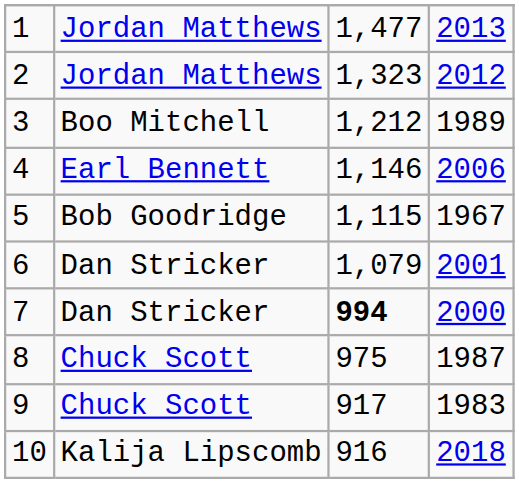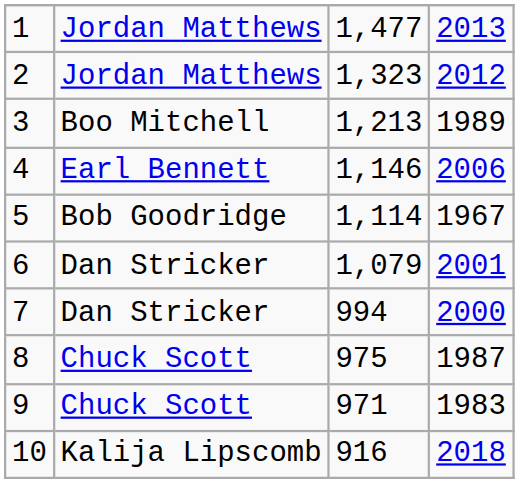(379, 123) 1,212 -> (379, 123) 1,213
(379, 218) 1,115 -> (379, 218) 1,114
(361, 312) bold -> (361, 312) normal
(361, 407) 917 -> (361, 407) 971
